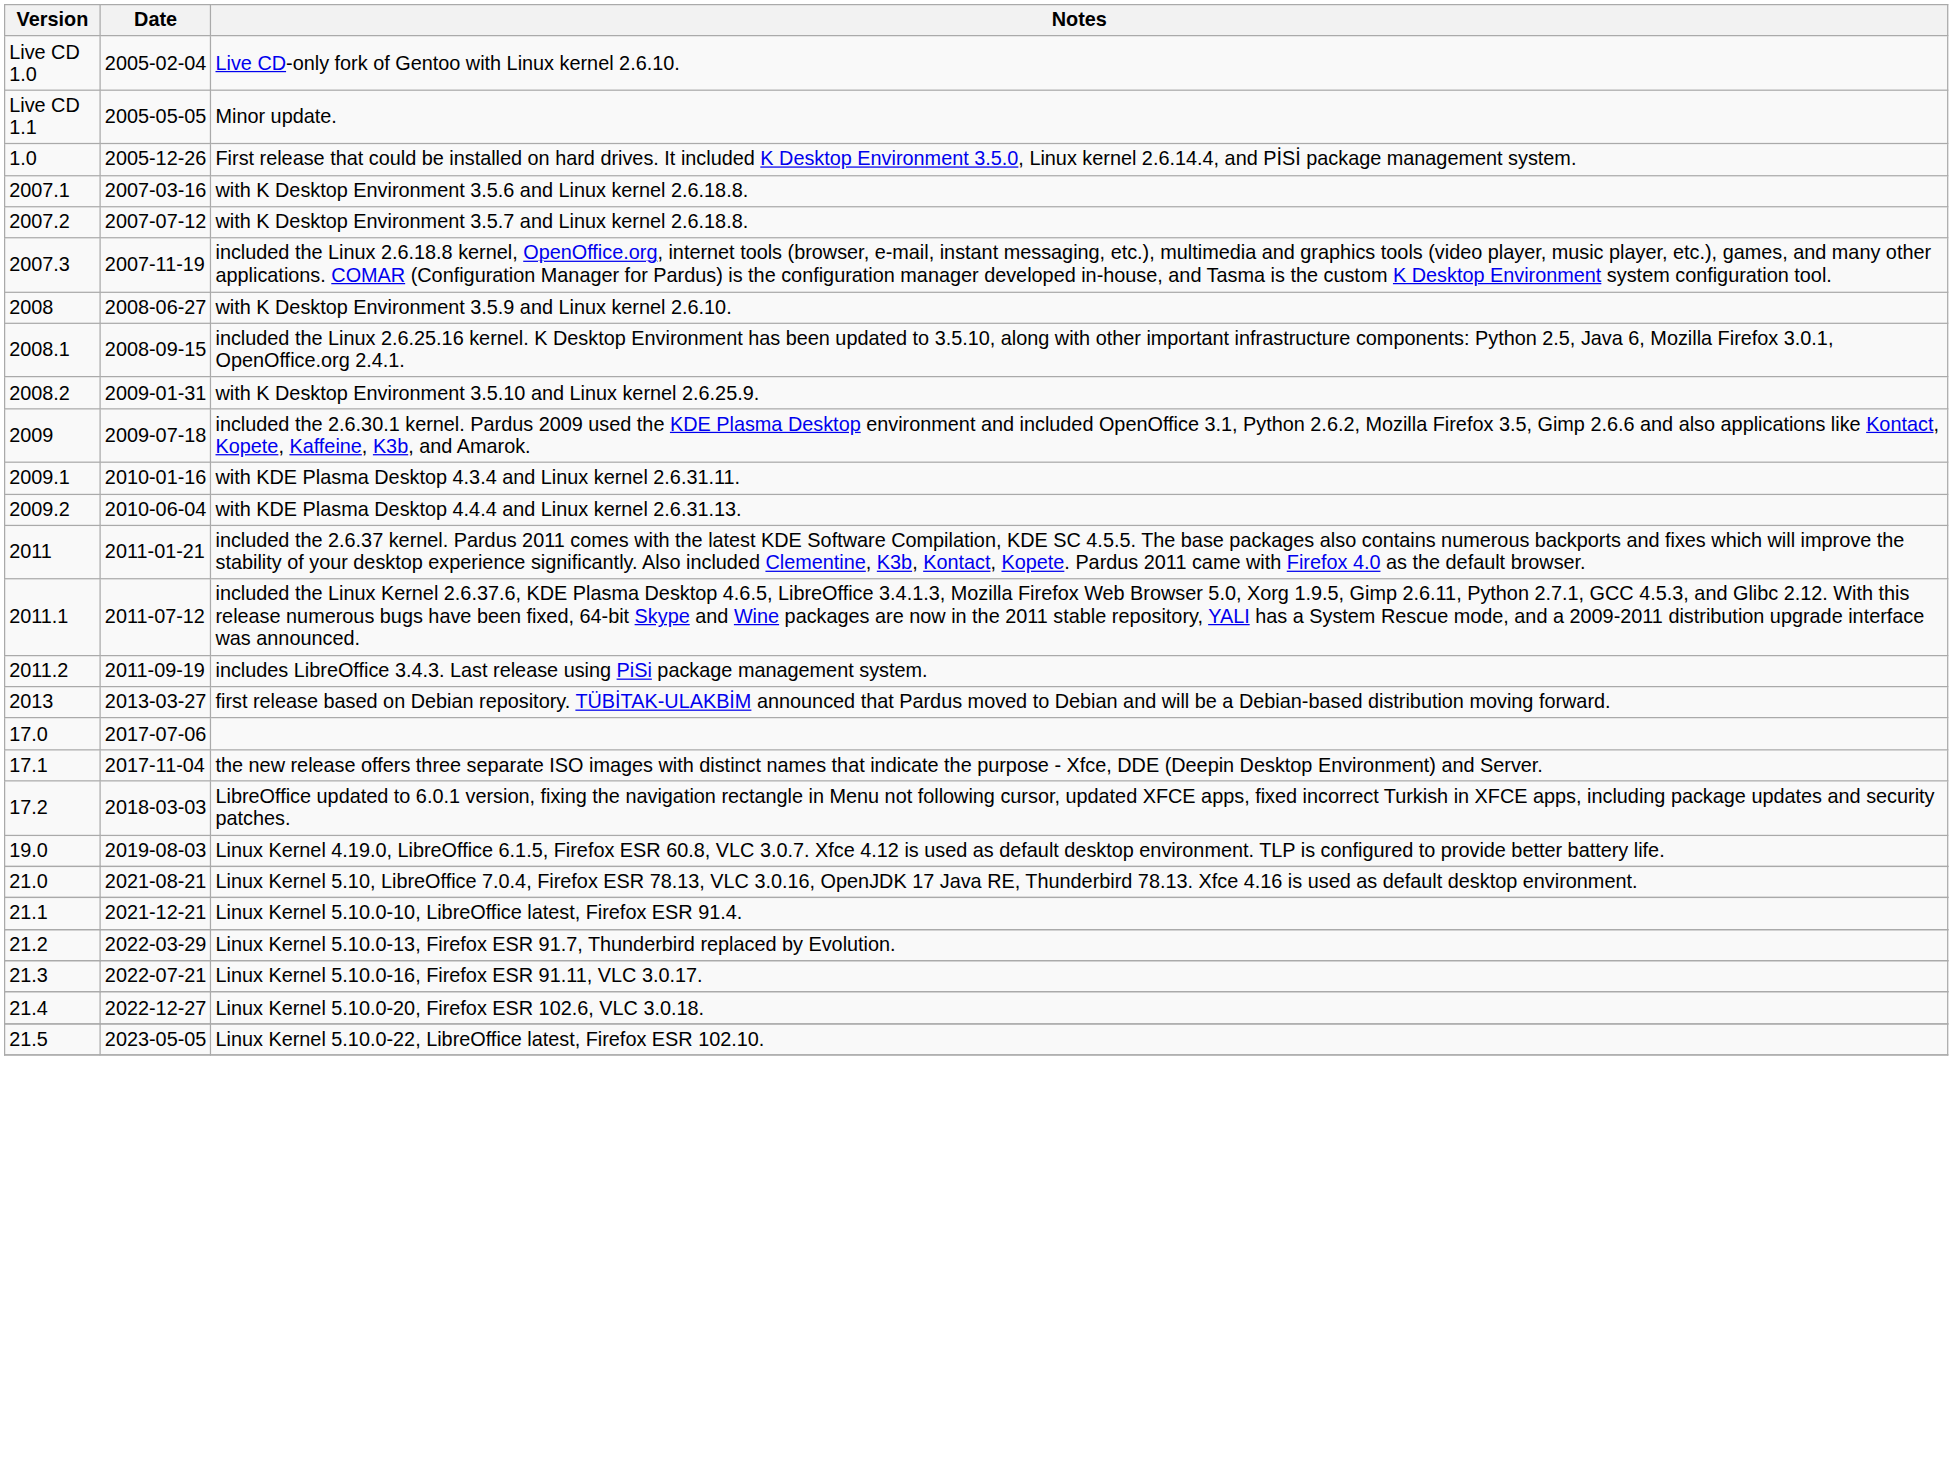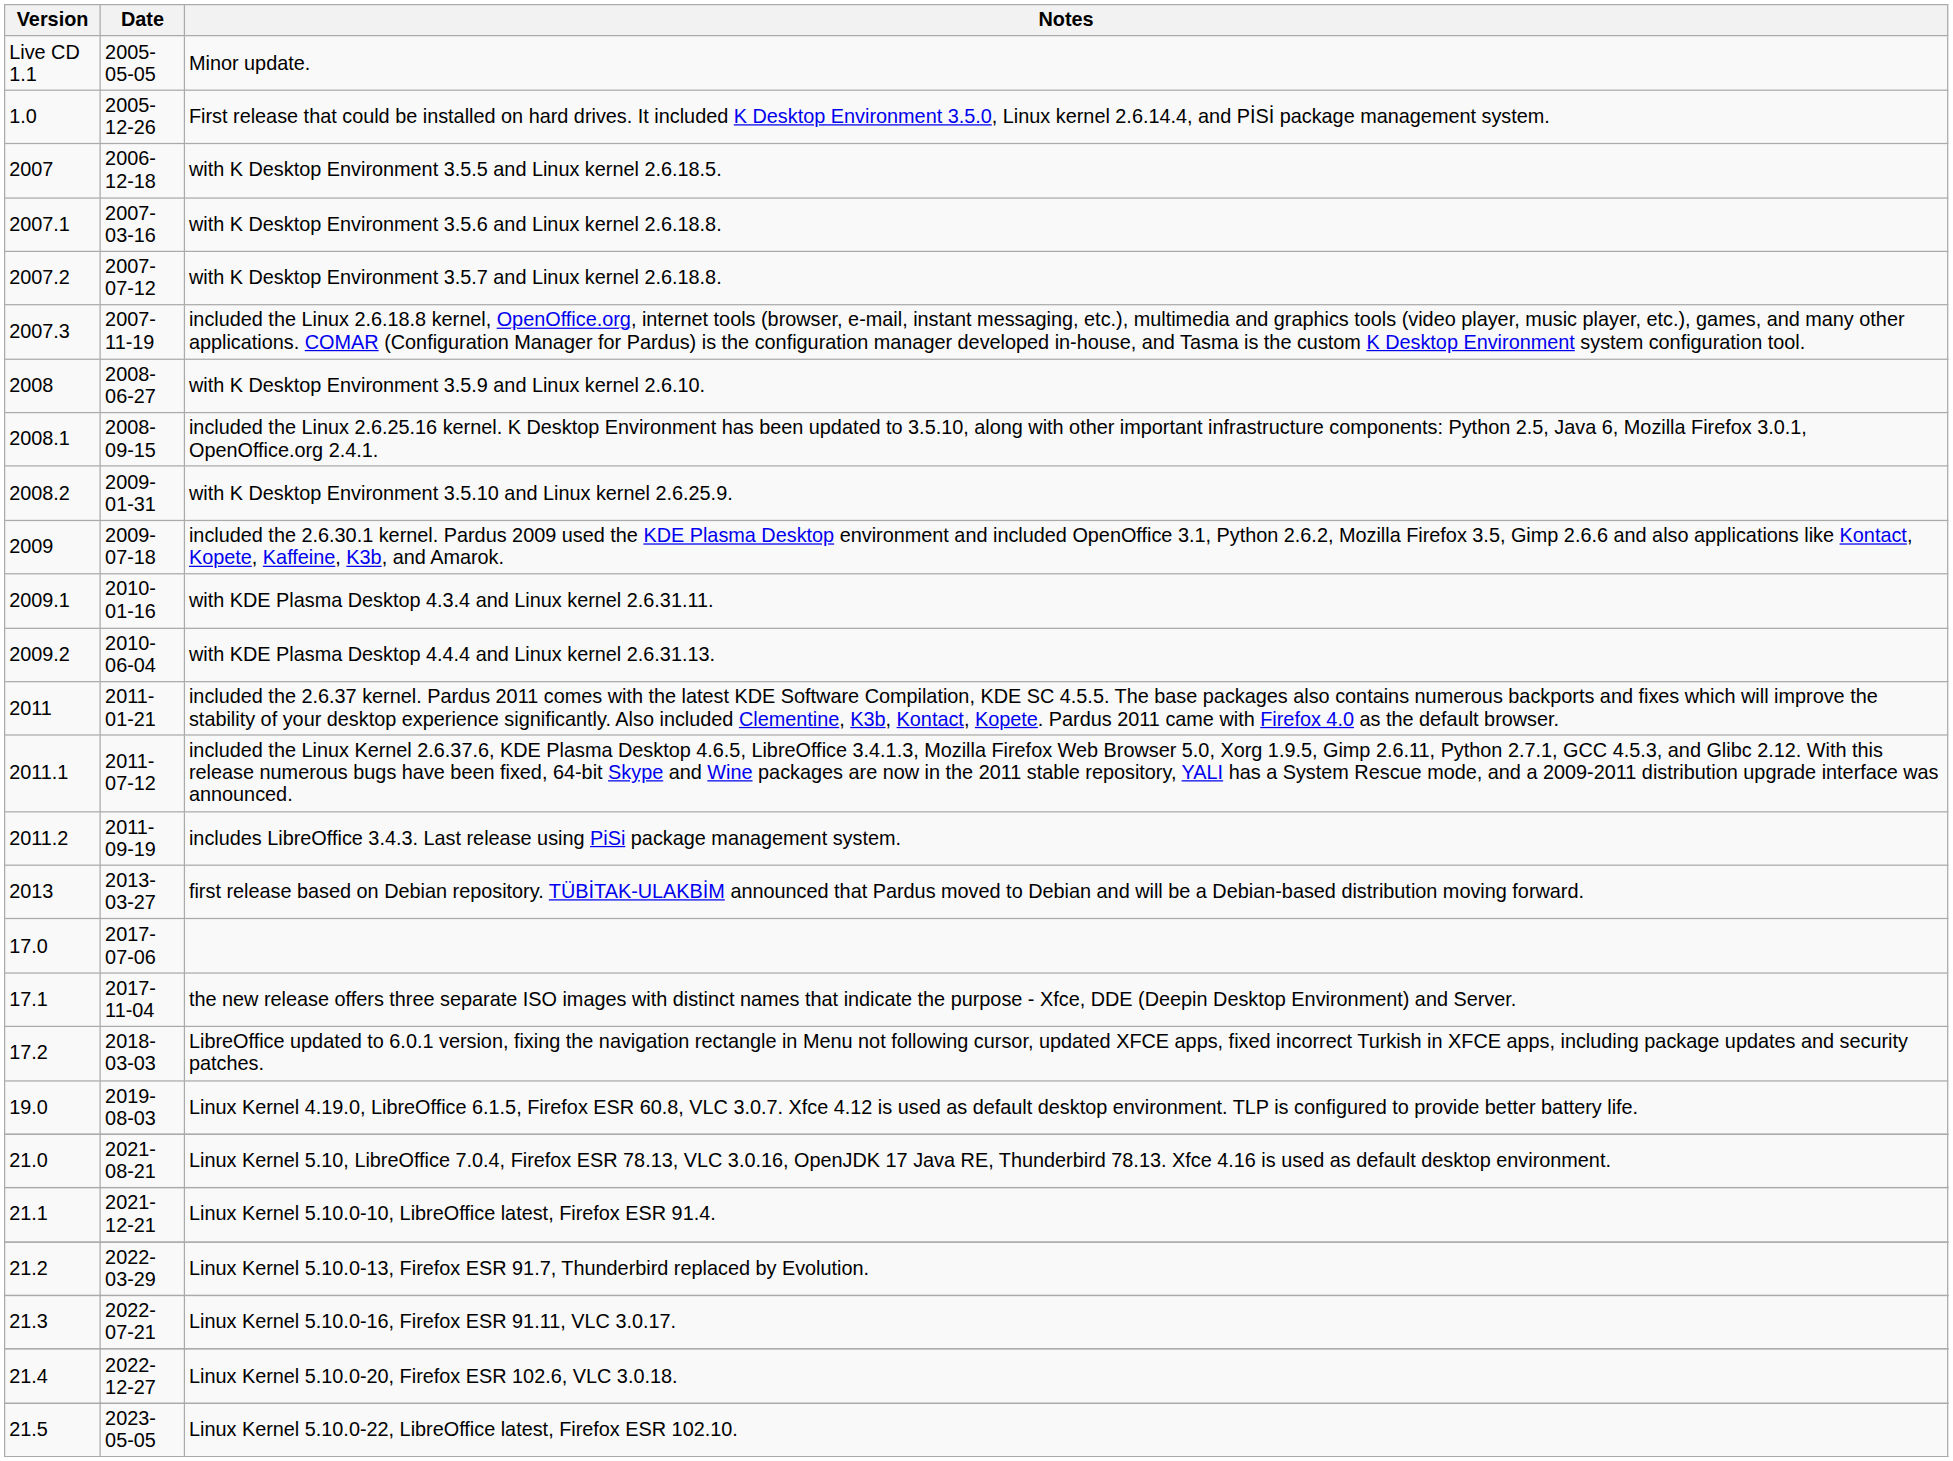- row: (44, 62)
+ row: (31, 170)
